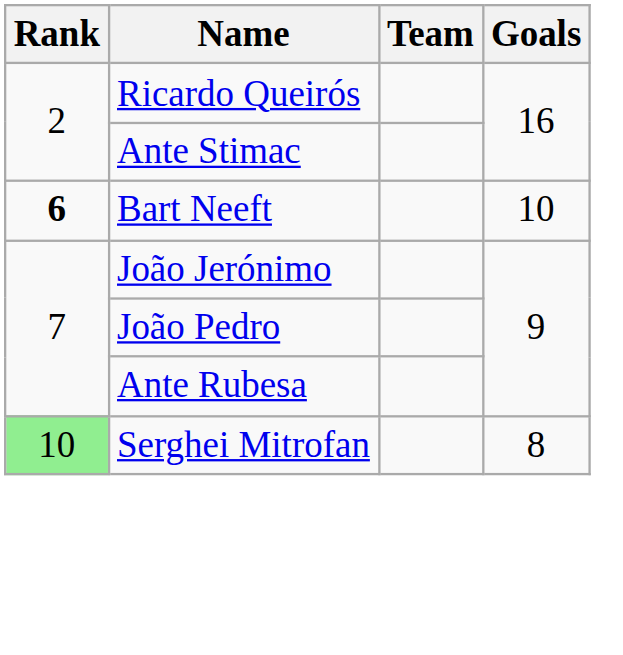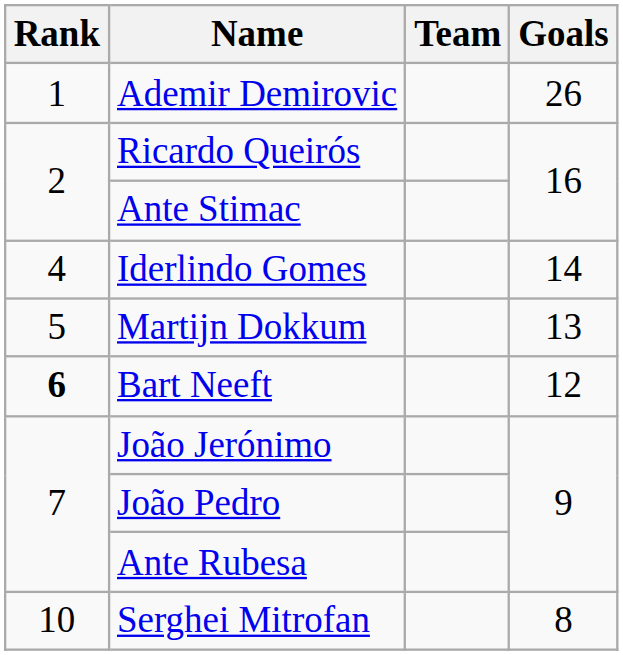+ row: (257, 92)
+ row: (242, 268)
+ row: (242, 326)
(536, 209) 10 -> (563, 385) 12
(57, 444) lightgreen background -> (57, 619) no background
